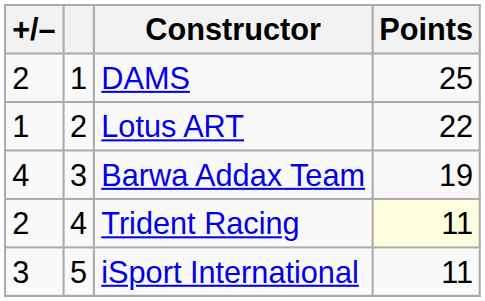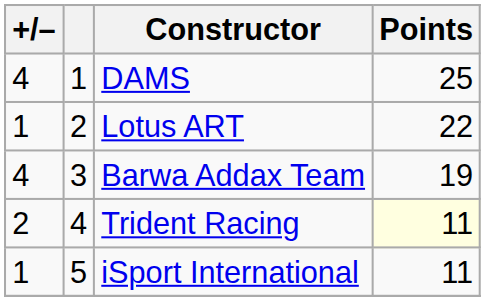(21, 78) 2 -> (21, 78) 4
(21, 273) 3 -> (21, 273) 1
